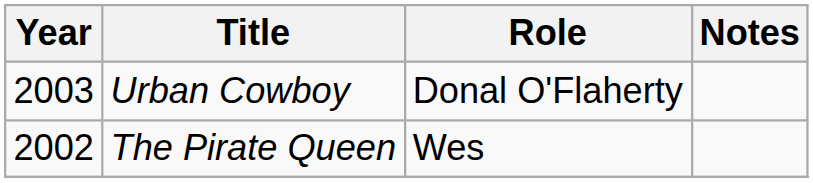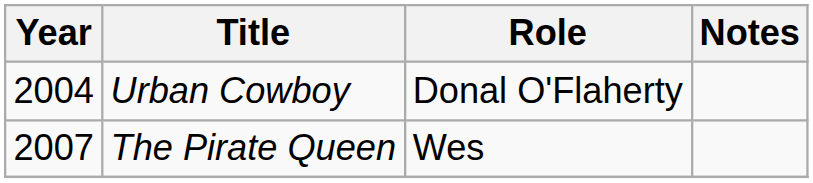(54, 90) 2003 -> (54, 90) 2004
(54, 147) 2002 -> (54, 147) 2007
